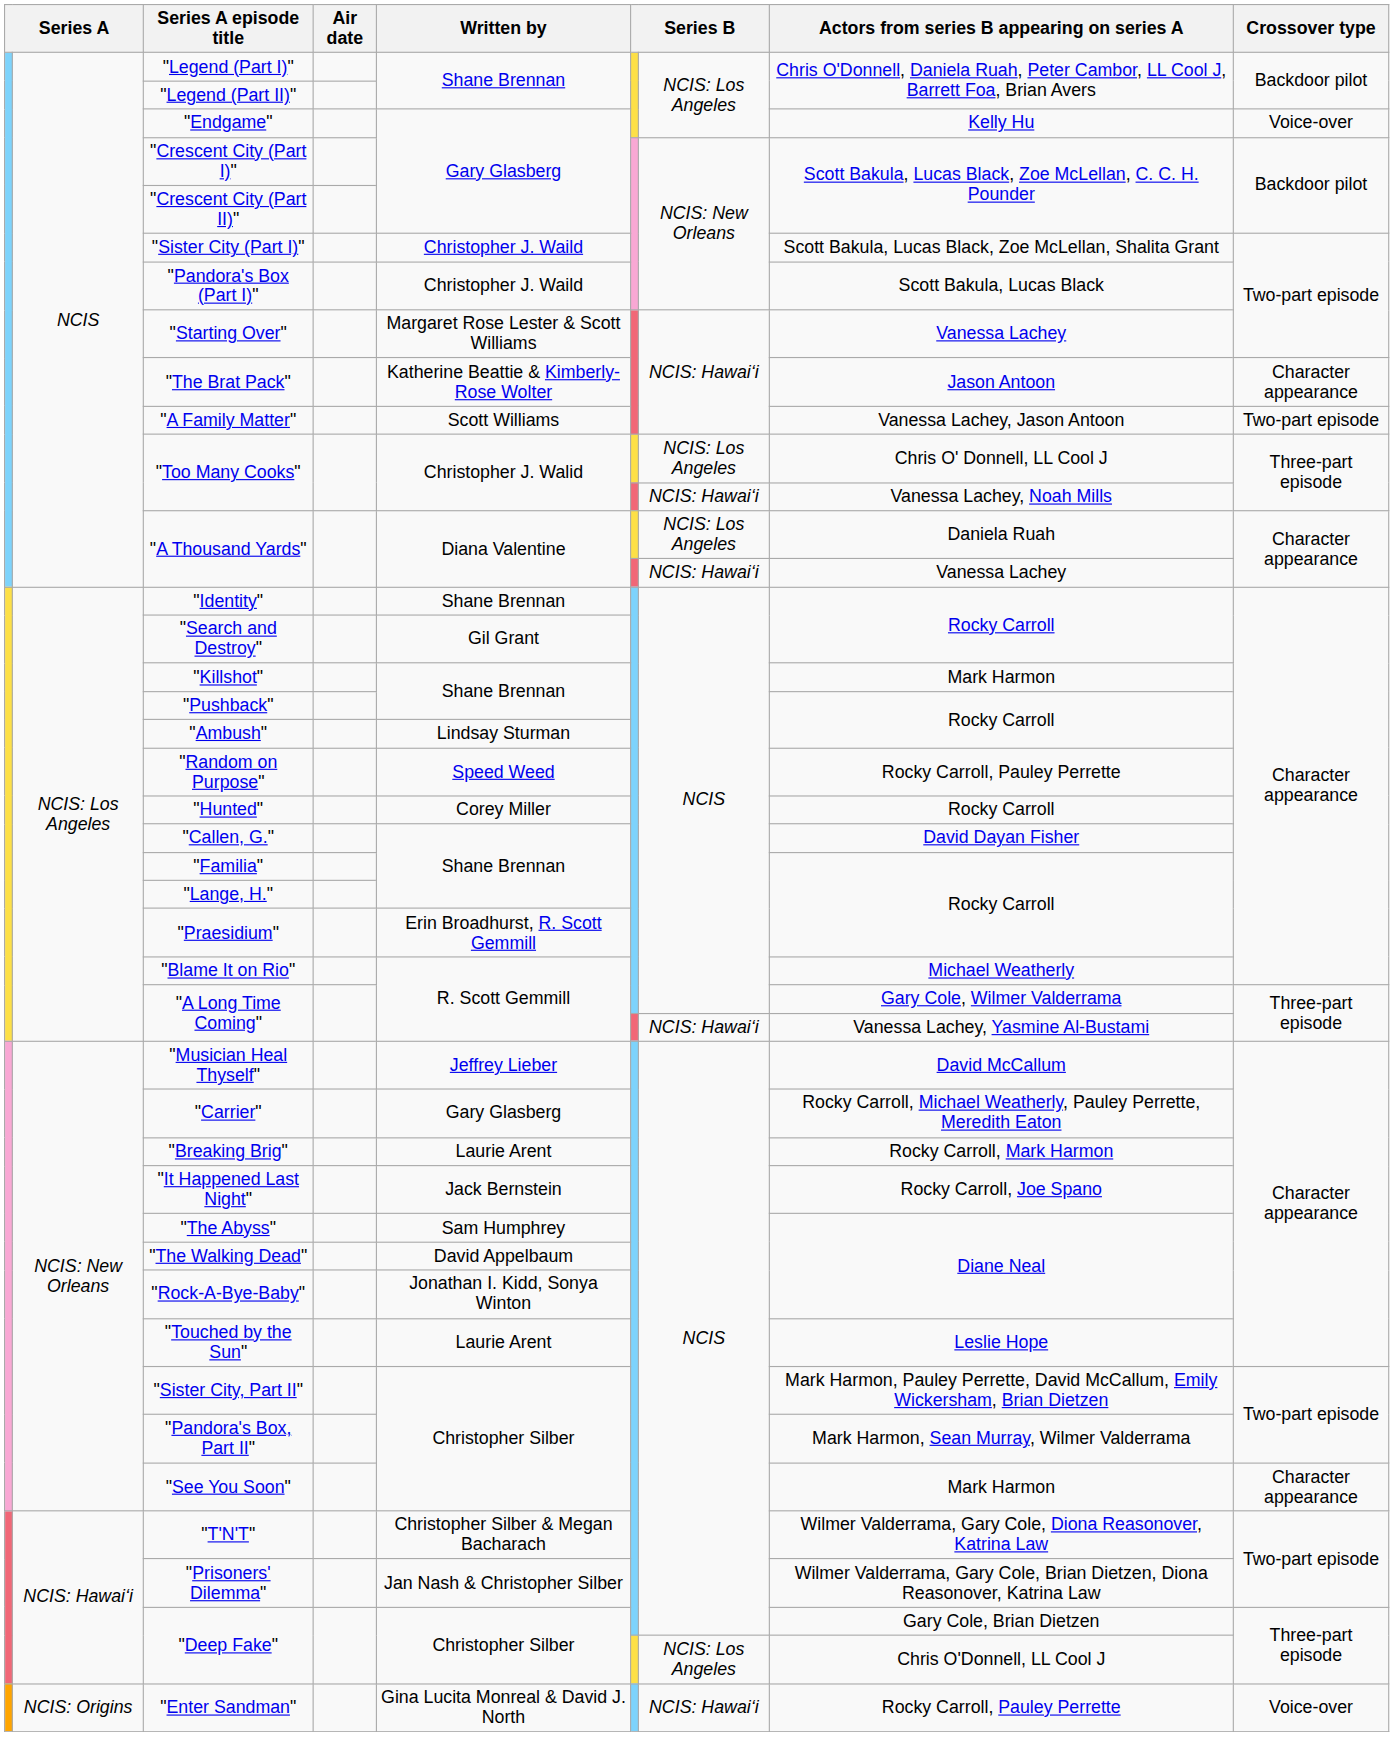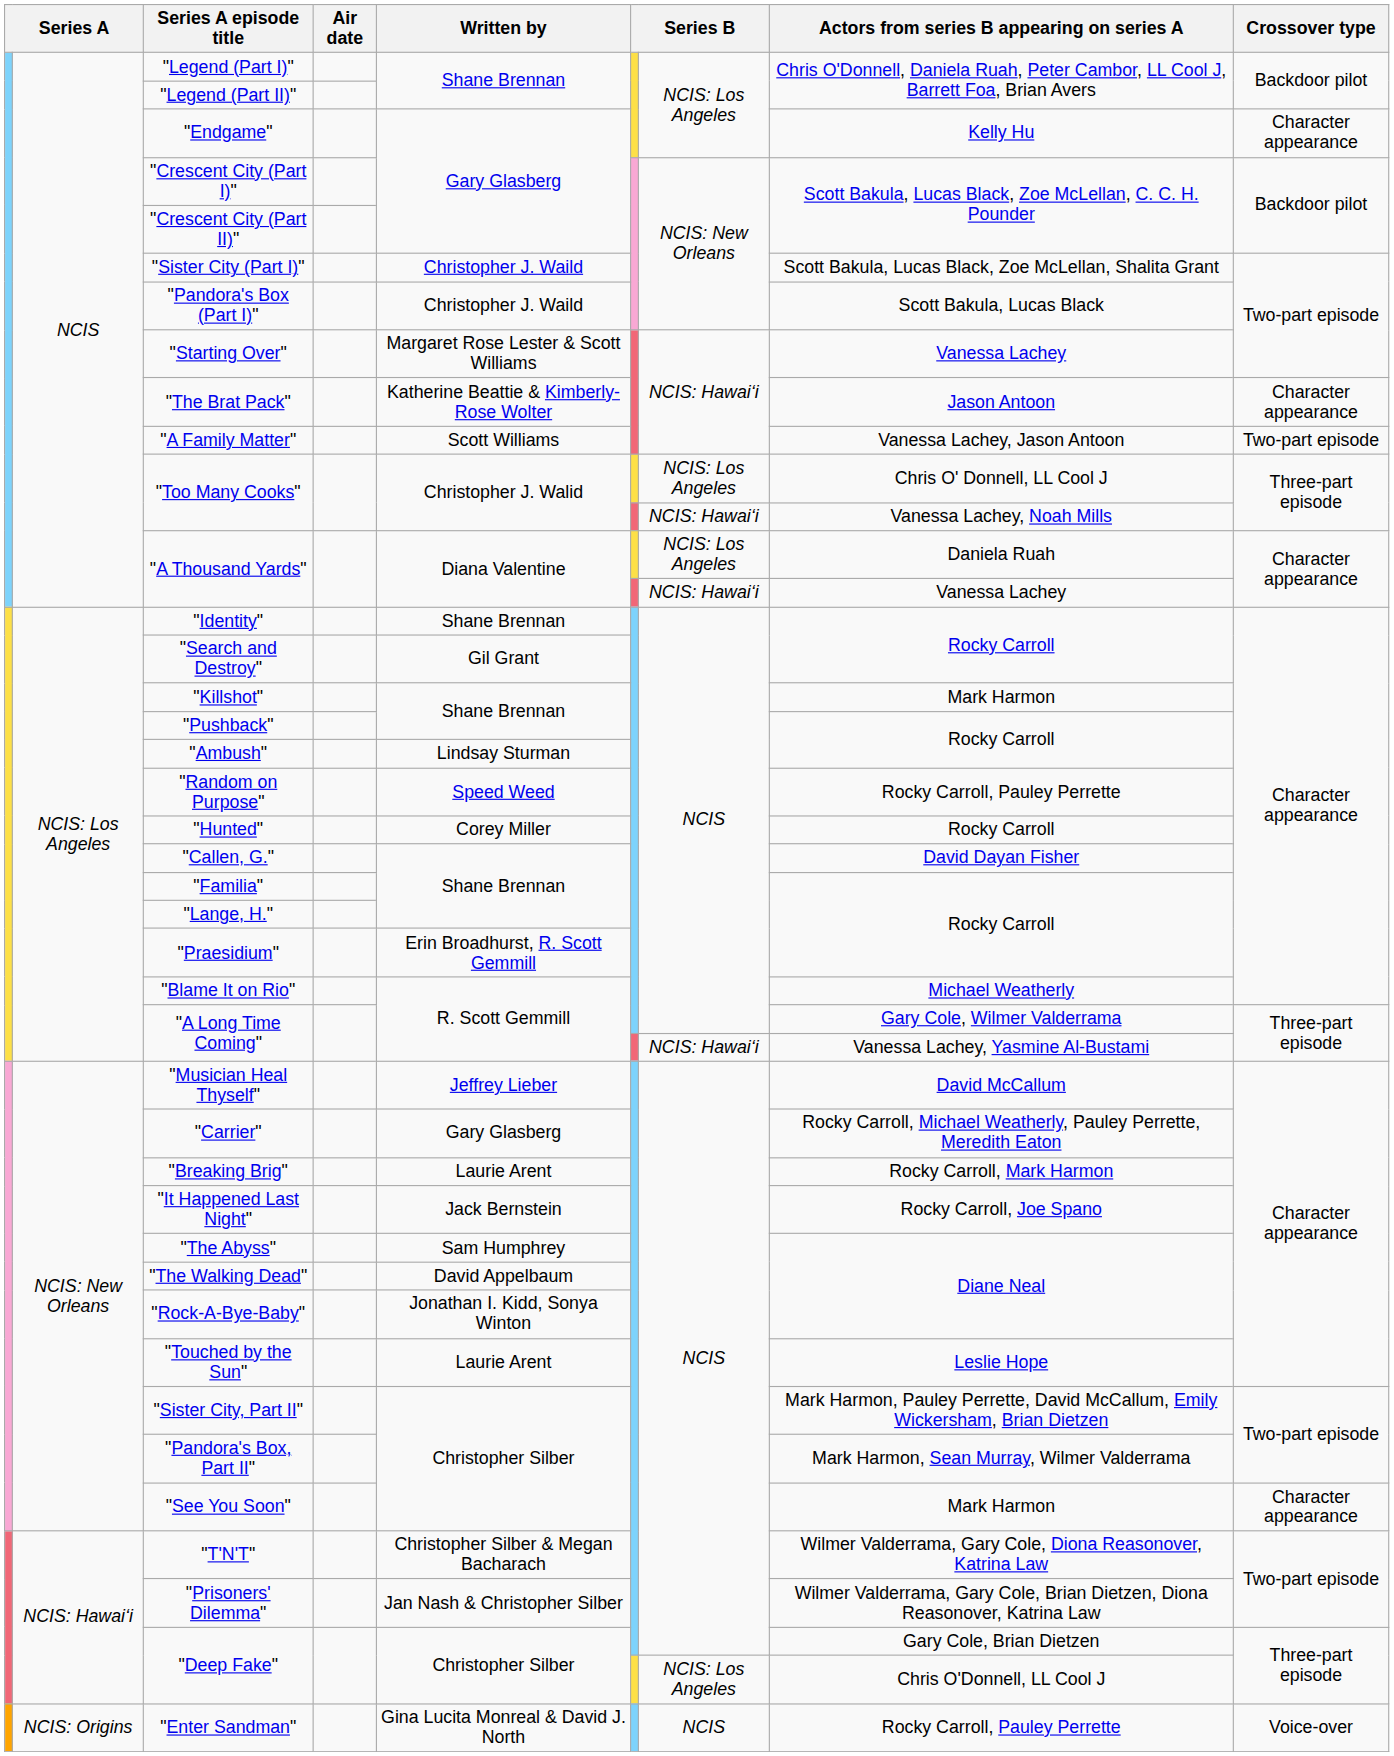(1311, 123) Voice-over -> (1311, 133) Character appearance
(704, 1707) NCIS: Hawaiʻi -> (704, 1727) NCIS
